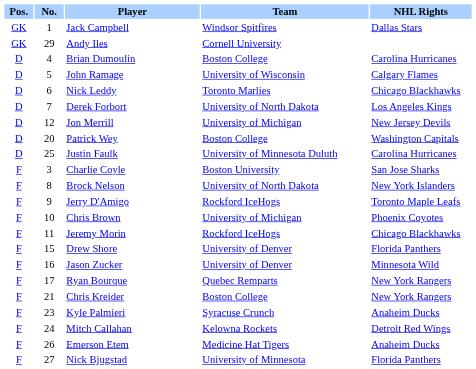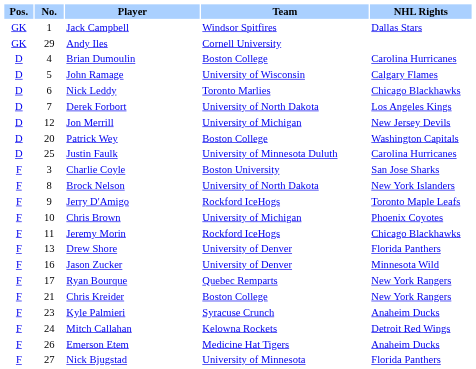(49, 249) 15 -> (49, 249) 13
